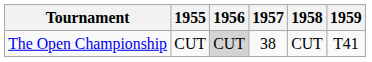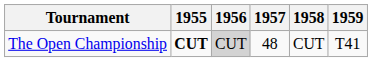(190, 43) normal -> (191, 43) bold
(268, 43) 38 -> (270, 43) 48
